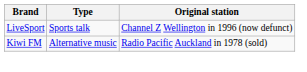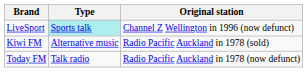(69, 28) no background -> (71, 28) paleturquoise background
+ row: (26, 59)
